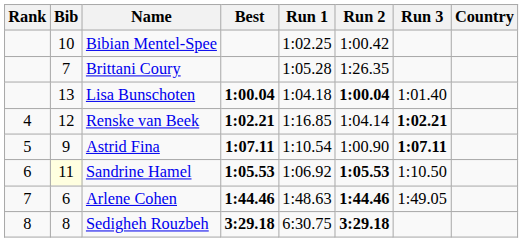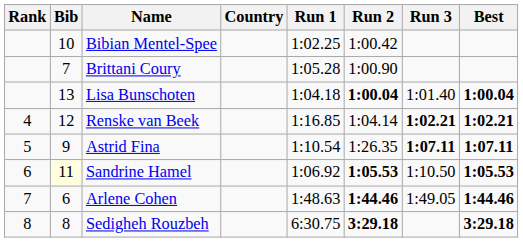columns swapped: (484, 17) <-> (250, 17)
(364, 69) 1:26.35 -> (373, 69) 1:00.90
(364, 146) 1:00.90 -> (373, 146) 1:26.35
